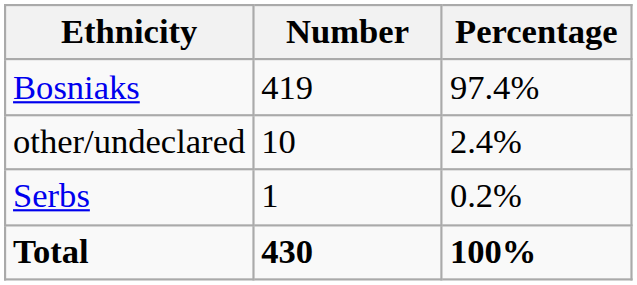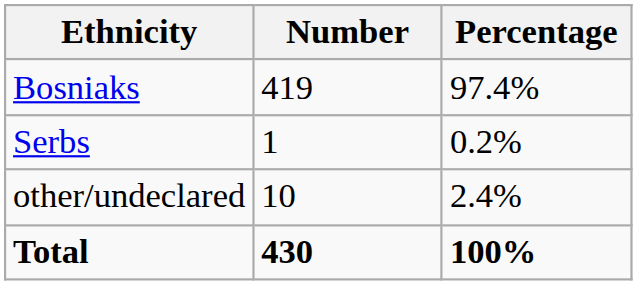rows swapped: (51, 196) <-> (129, 141)
